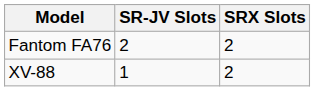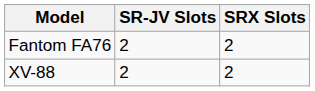(124, 72) 1 -> (124, 72) 2
